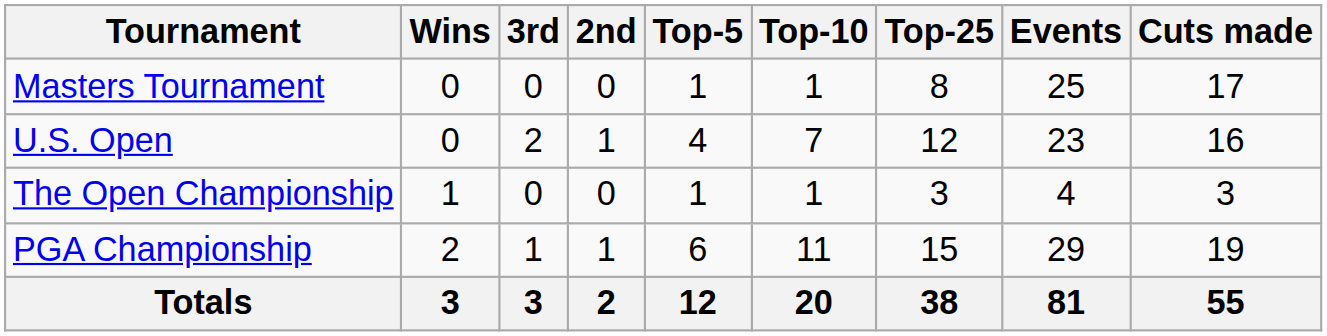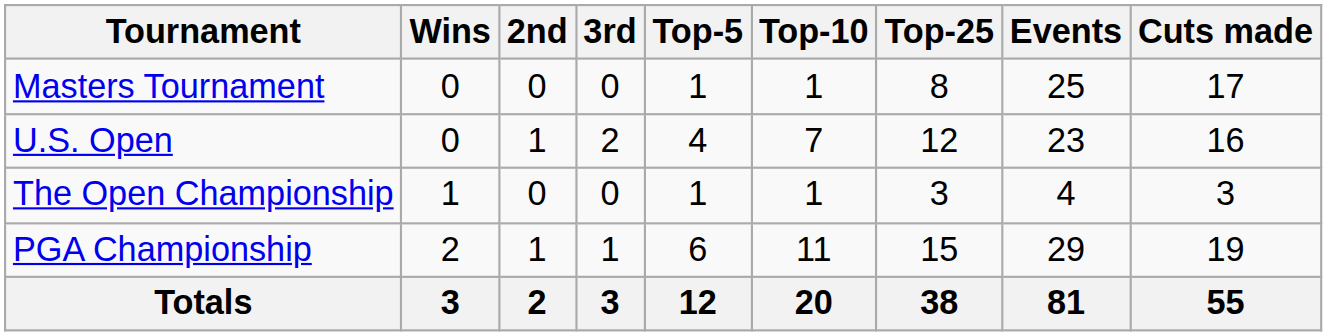columns swapped: (606, 31) <-> (533, 31)
